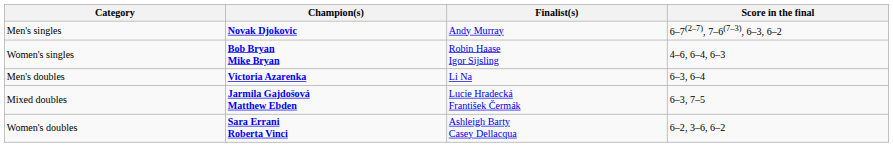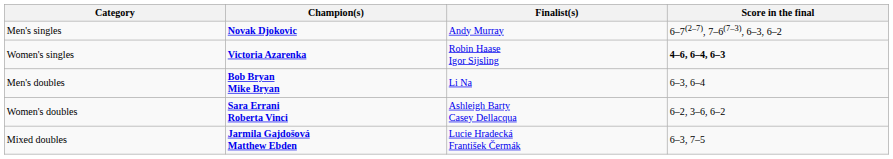(254, 55) Bob Bryan Mike Bryan -> (267, 55) Victoria Azarenka
(697, 55) normal -> (697, 55) bold
(267, 77) Victoria Azarenka -> (254, 83) Bob Bryan Mike Bryan
rows swapped: (42, 128) <-> (37, 100)
